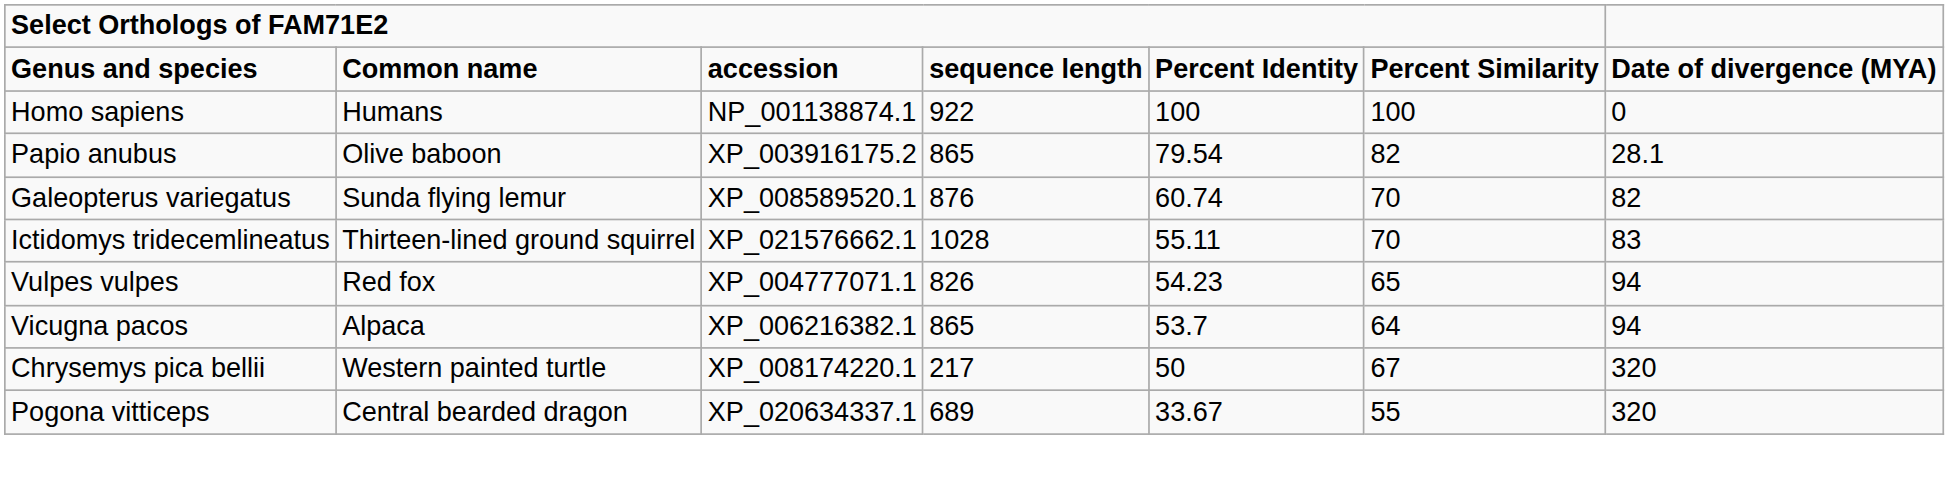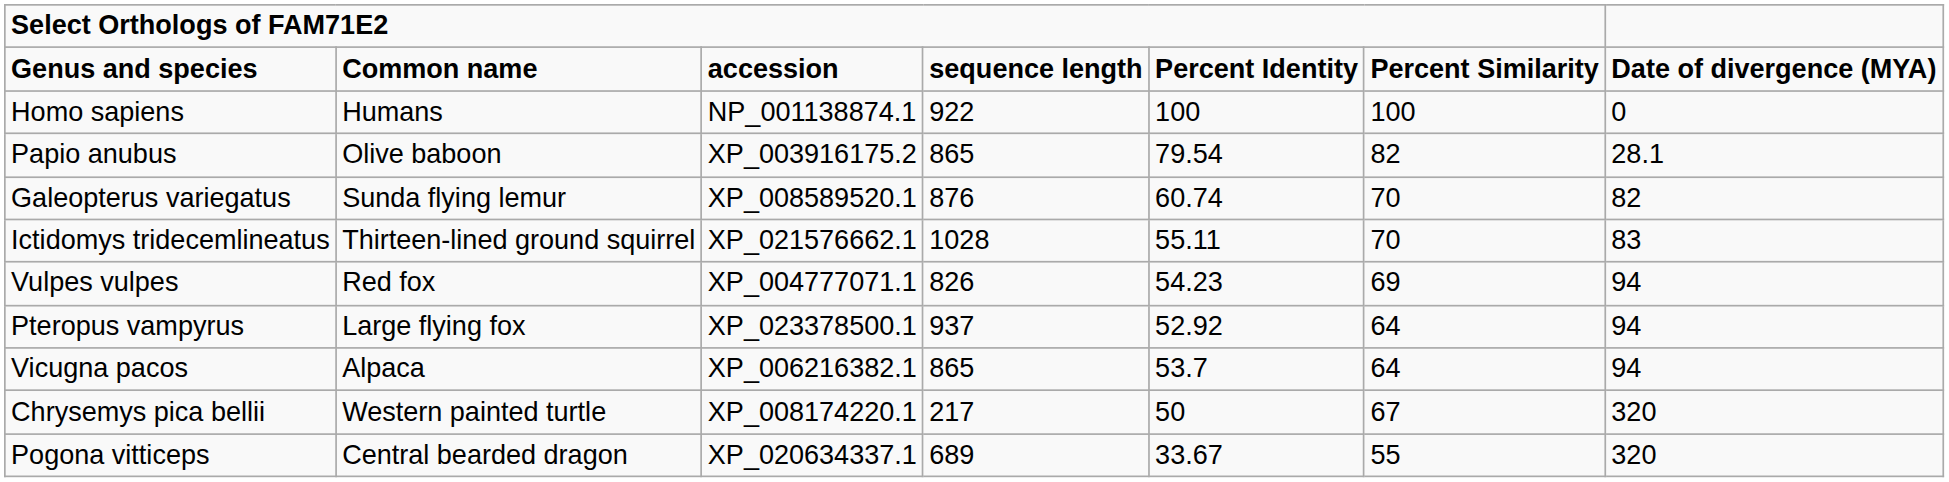(1385, 283) 65 -> (1385, 283) 69
+ row: (128, 326)
